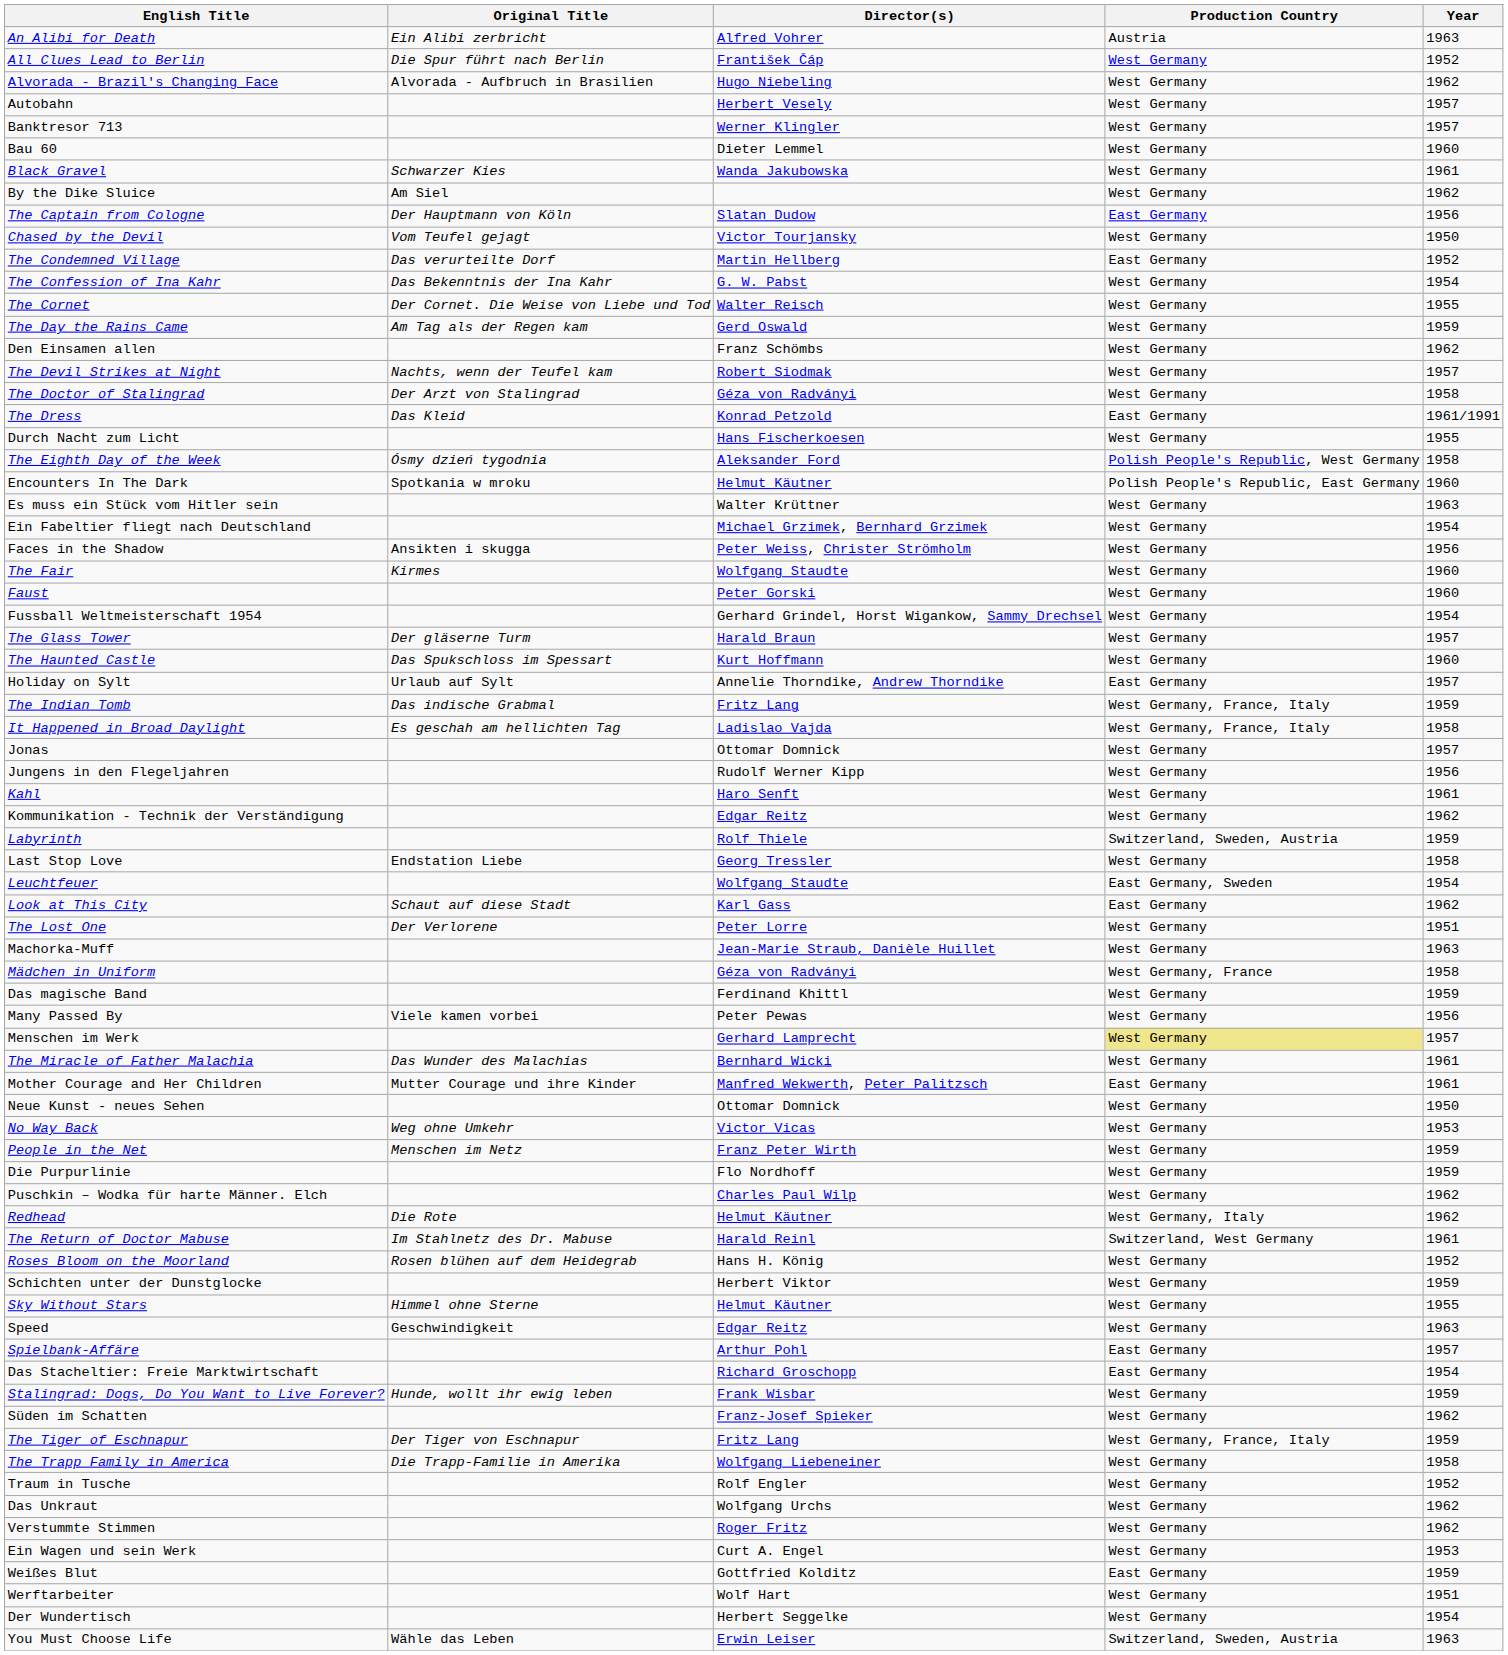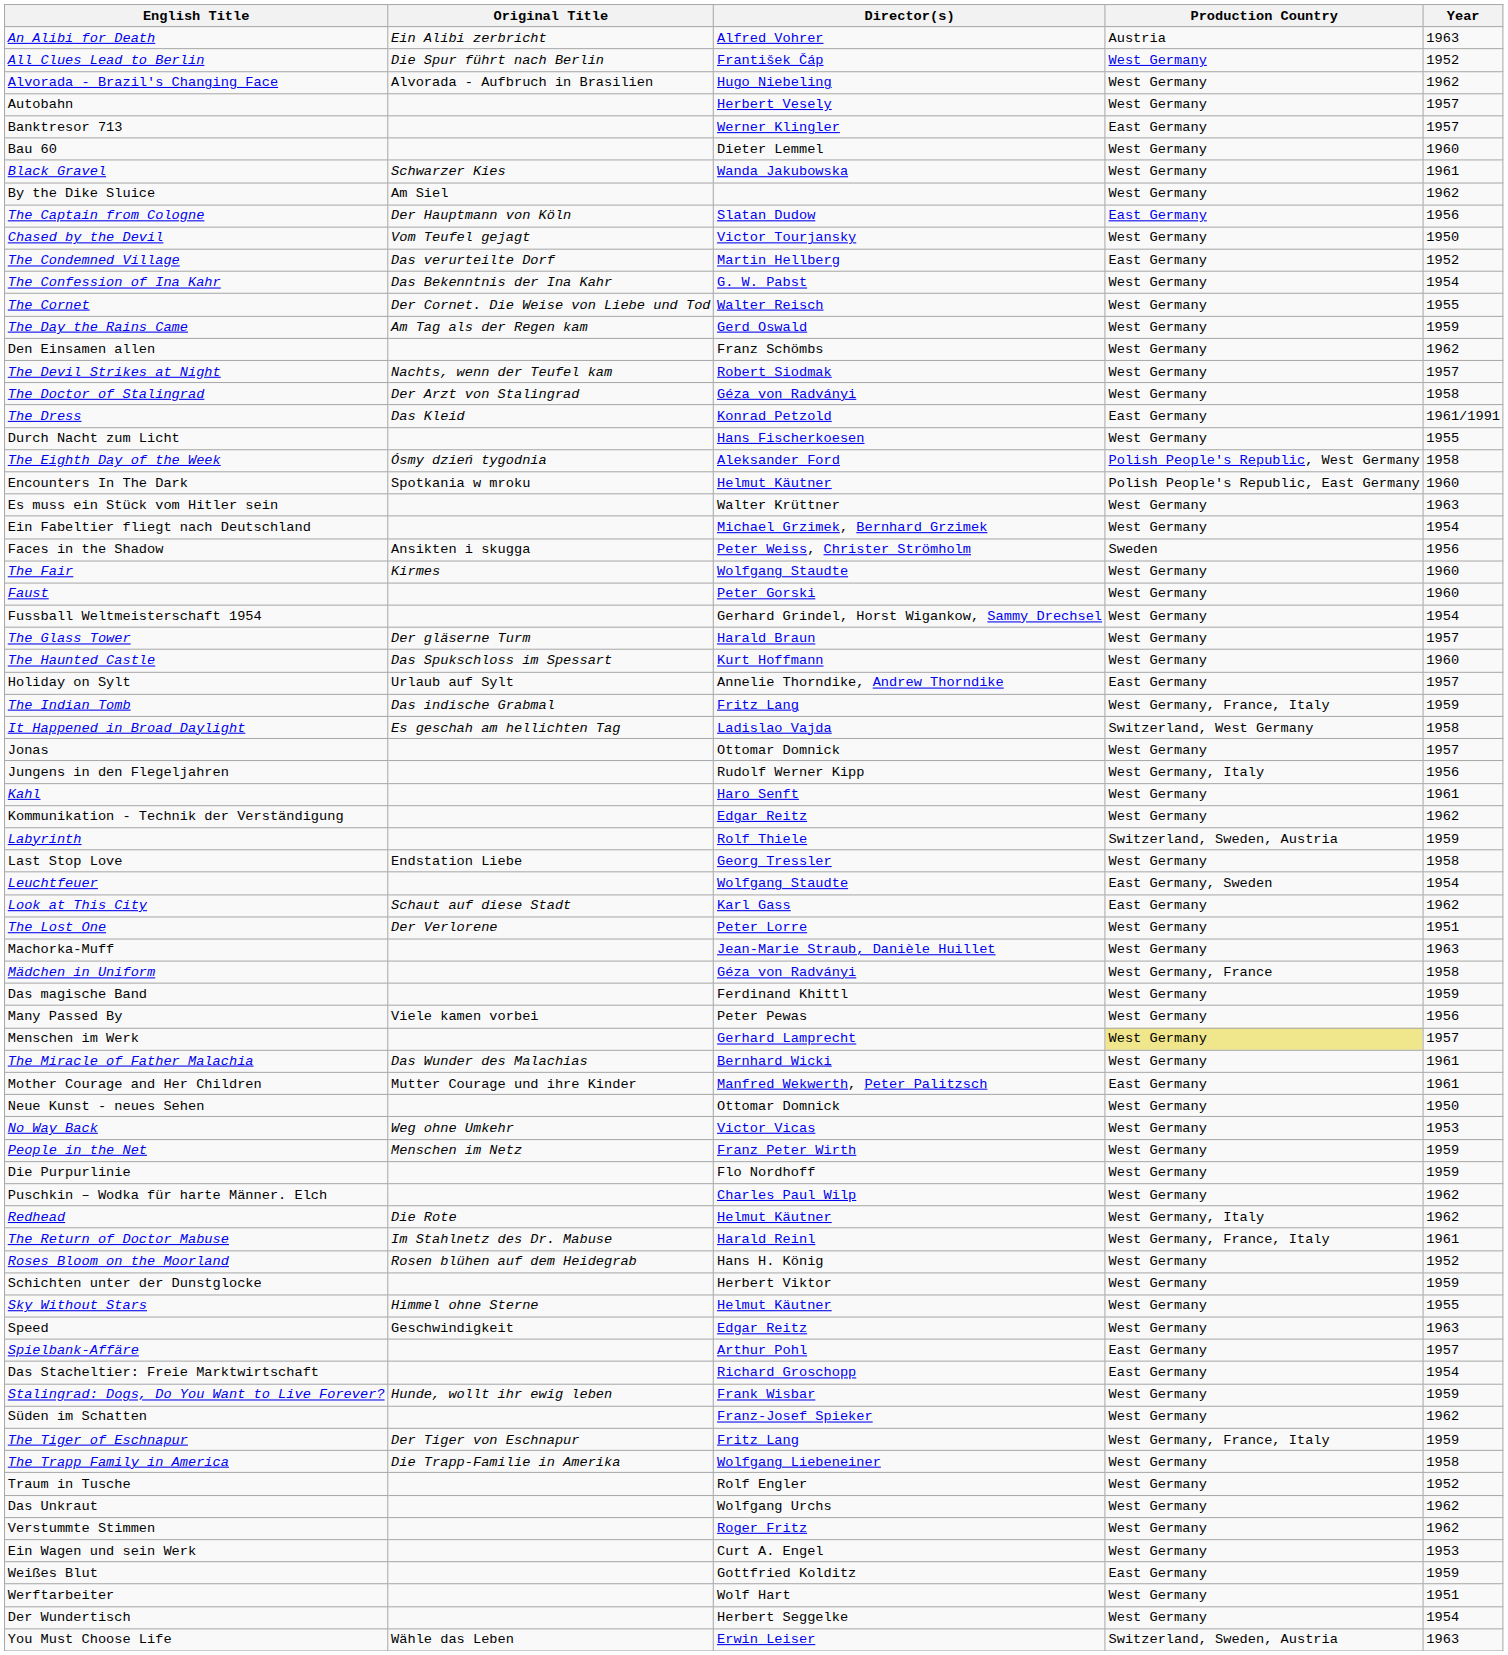(1158, 127) West Germany -> (1158, 127) East Germany
(1158, 550) West Germany -> (1133, 550) Sweden
(1219, 728) West Germany, France, Italy -> (1211, 728) Switzerland, West Germany
(1158, 772) West Germany -> (1186, 772) West Germany, Italy
(1211, 1239) Switzerland, West Germany -> (1219, 1239) West Germany, France, Italy
